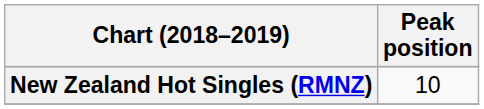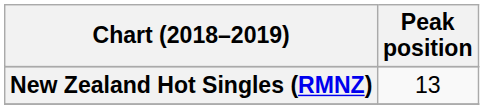(428, 85) 10 -> (428, 85) 13
